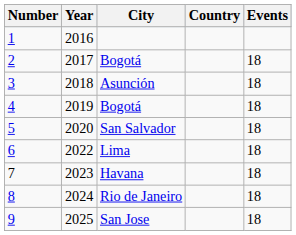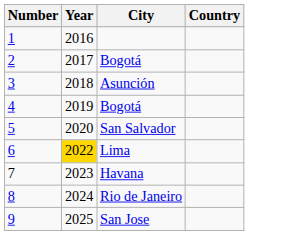- column: (267, 15)
(79, 151) no background -> (79, 151) gold background
